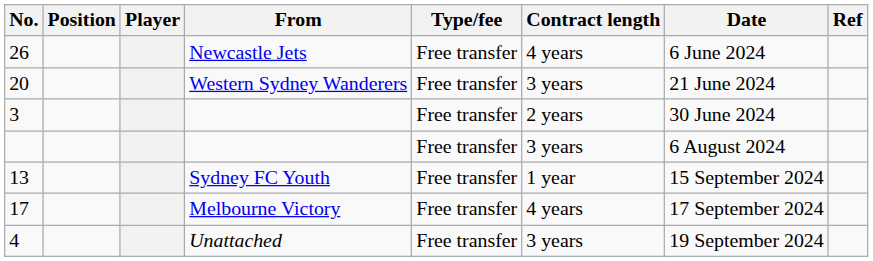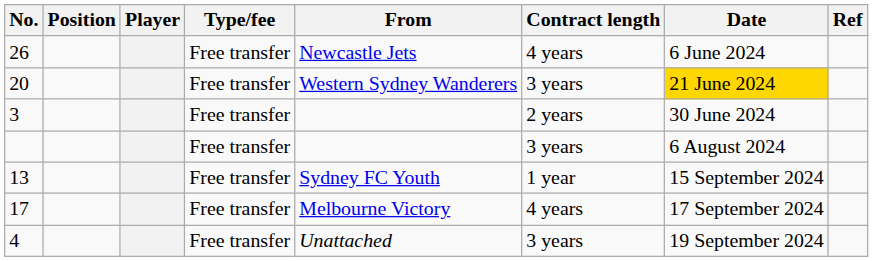columns swapped: (298, 20) <-> (467, 20)
(722, 83) no background -> (722, 83) gold background
